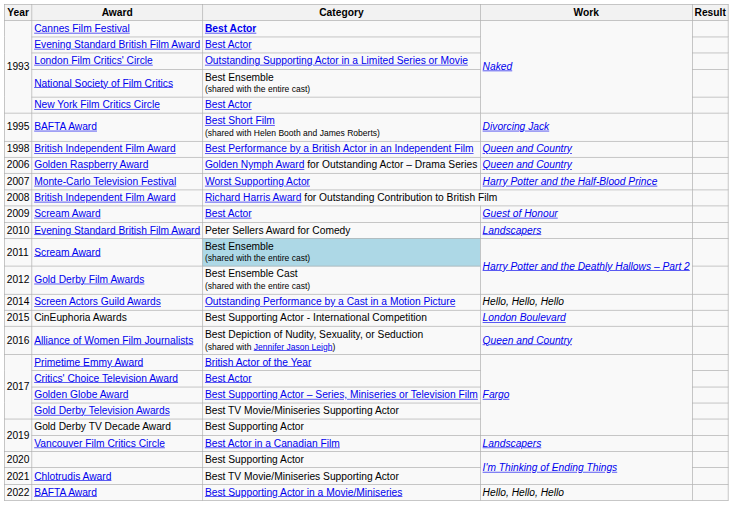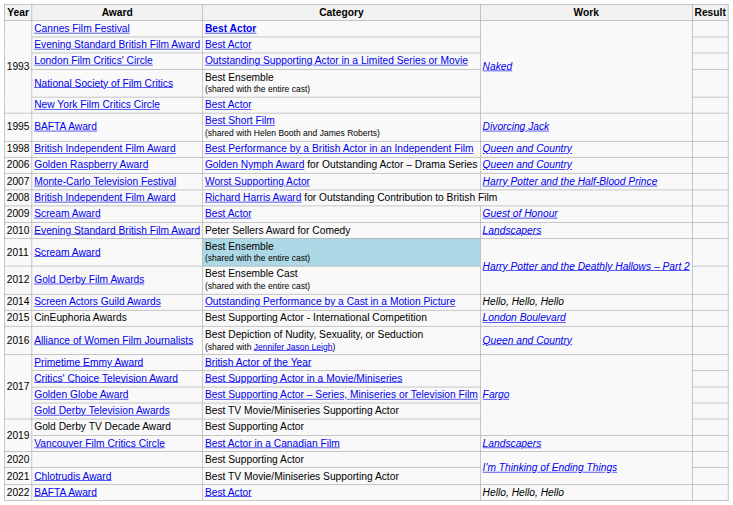(228, 378) Best Actor -> (304, 378) Best Supporting Actor in a Movie/Miniseries
(304, 492) Best Supporting Actor in a Movie/Miniseries -> (228, 492) Best Actor
